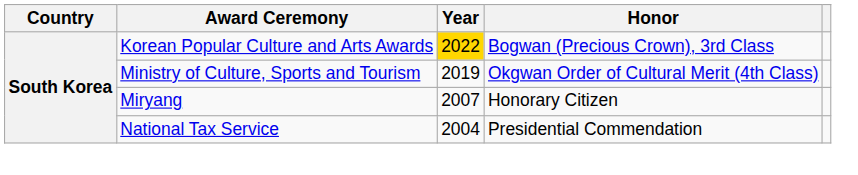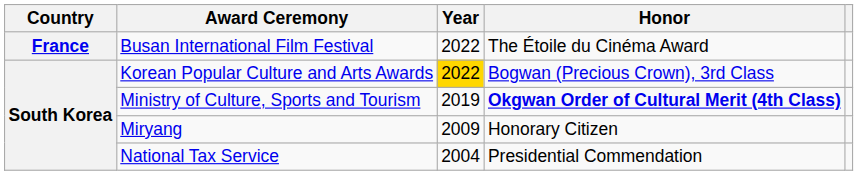+ row: (247, 45)
(653, 73) normal -> (664, 101) bold
(461, 101) 2007 -> (461, 128) 2009
